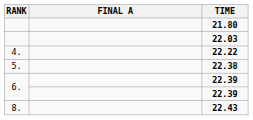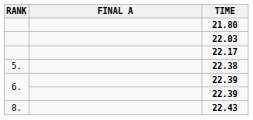+ row: (17, 53)
- row: (17, 53)
